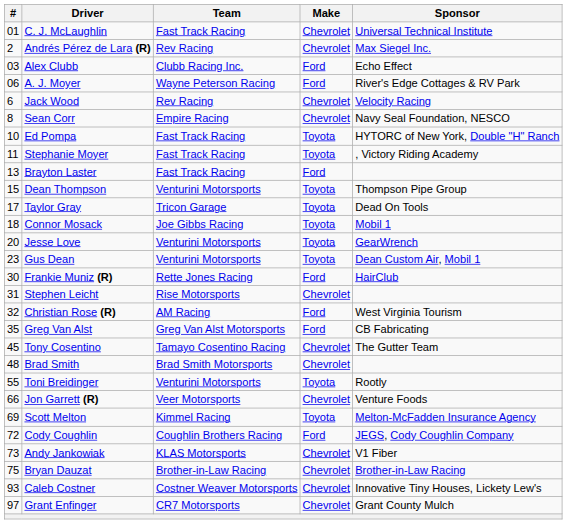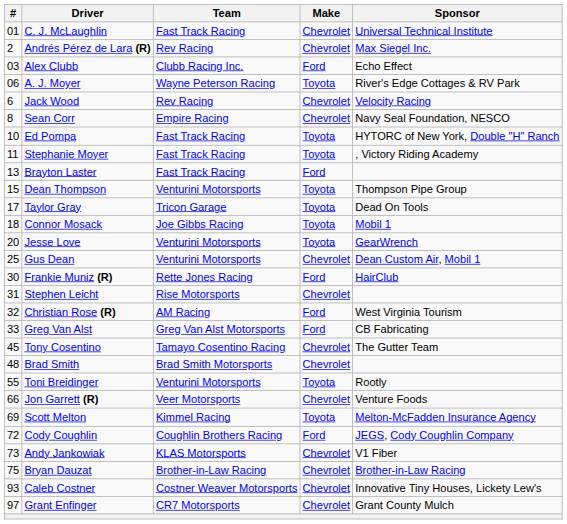(314, 84) Ford -> (319, 84) Toyota
(13, 259) 23 -> (13, 259) 25
(319, 259) Toyota -> (326, 259) Chevrolet
(13, 330) 35 -> (13, 330) 33
